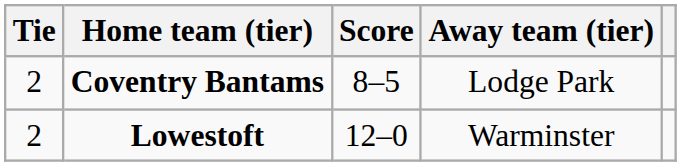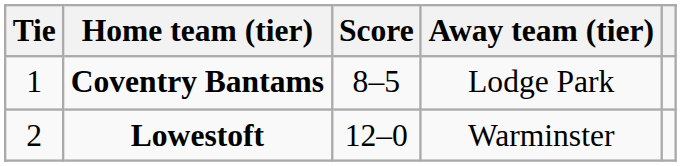(34, 82) 2 -> (34, 82) 1
